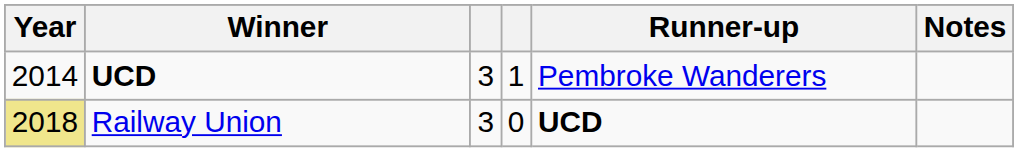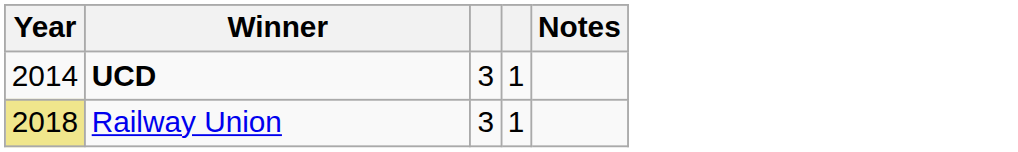- column: (724, 28)
(516, 122) 0 -> (516, 122) 1
